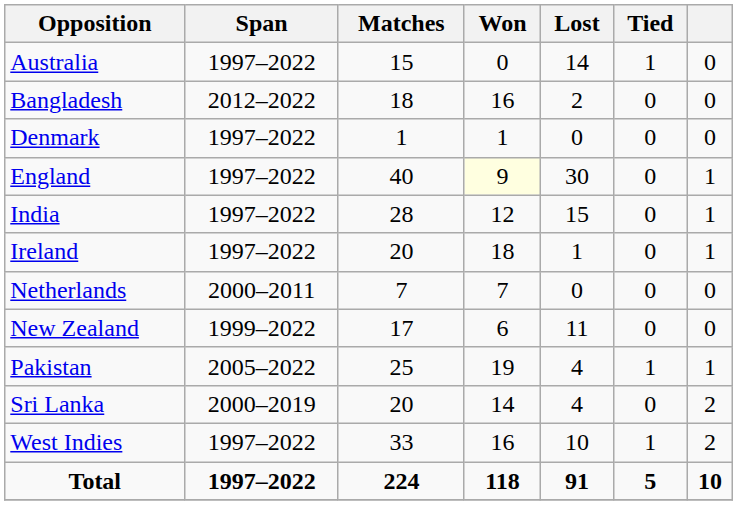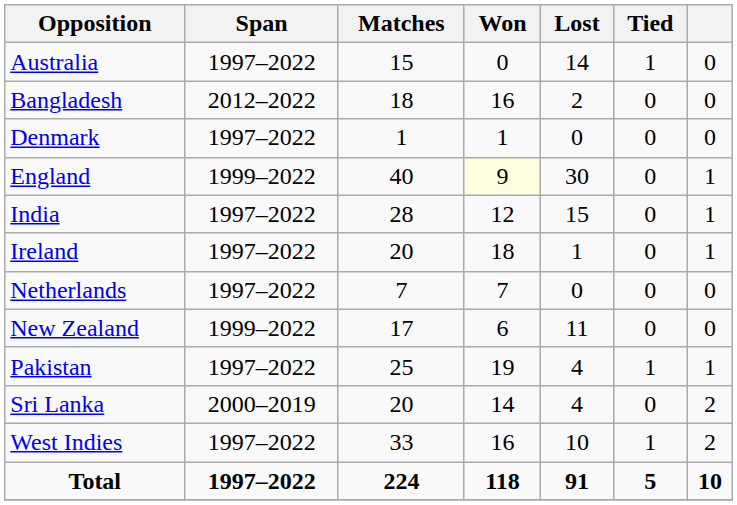(262, 175) 1997–2022 -> (262, 175) 1999–2022
(262, 289) 2000–2011 -> (262, 289) 1997–2022
(262, 366) 2005–2022 -> (262, 366) 1997–2022
